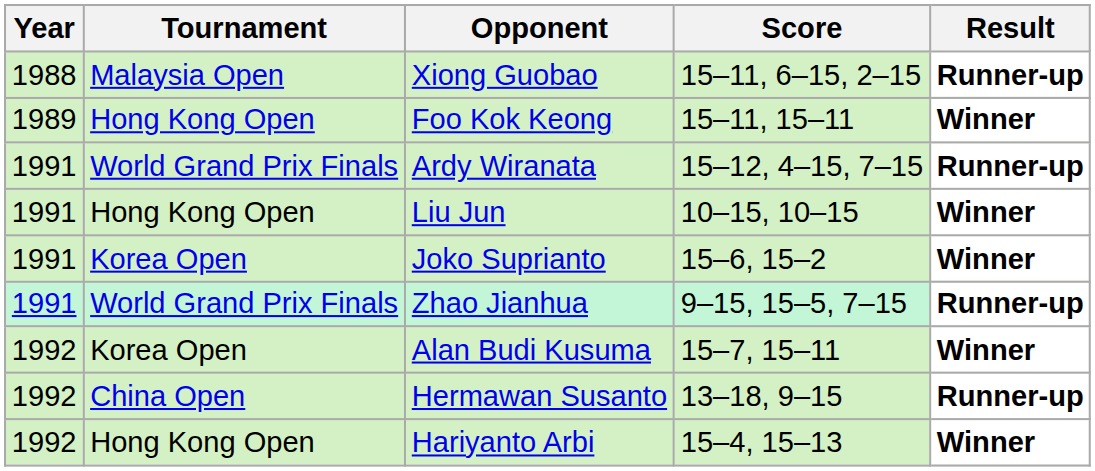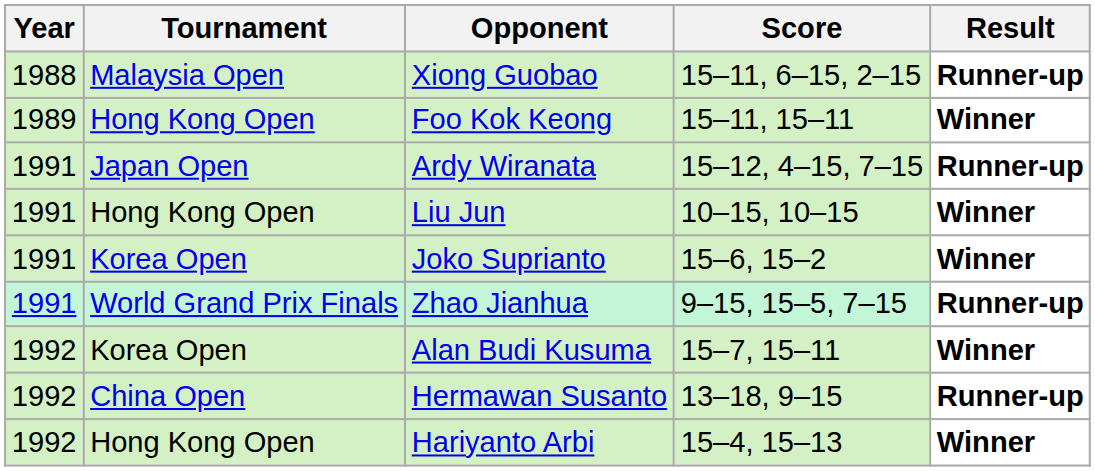(244, 166) World Grand Prix Finals -> (169, 166) Japan Open
